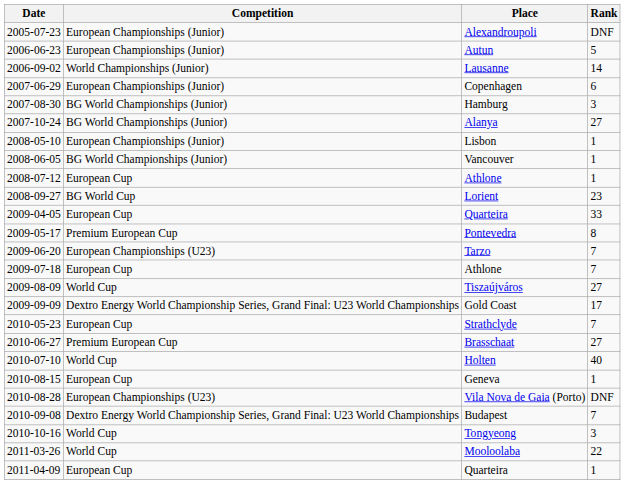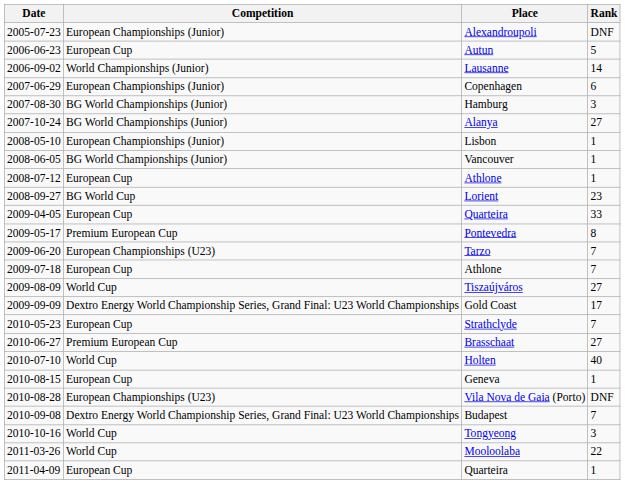(145, 50) European Championships (Junior) -> (99, 50) European Cup
